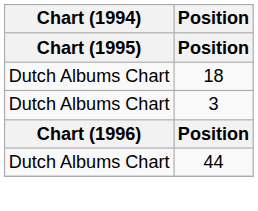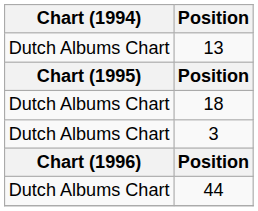+ row: (214, 47)
